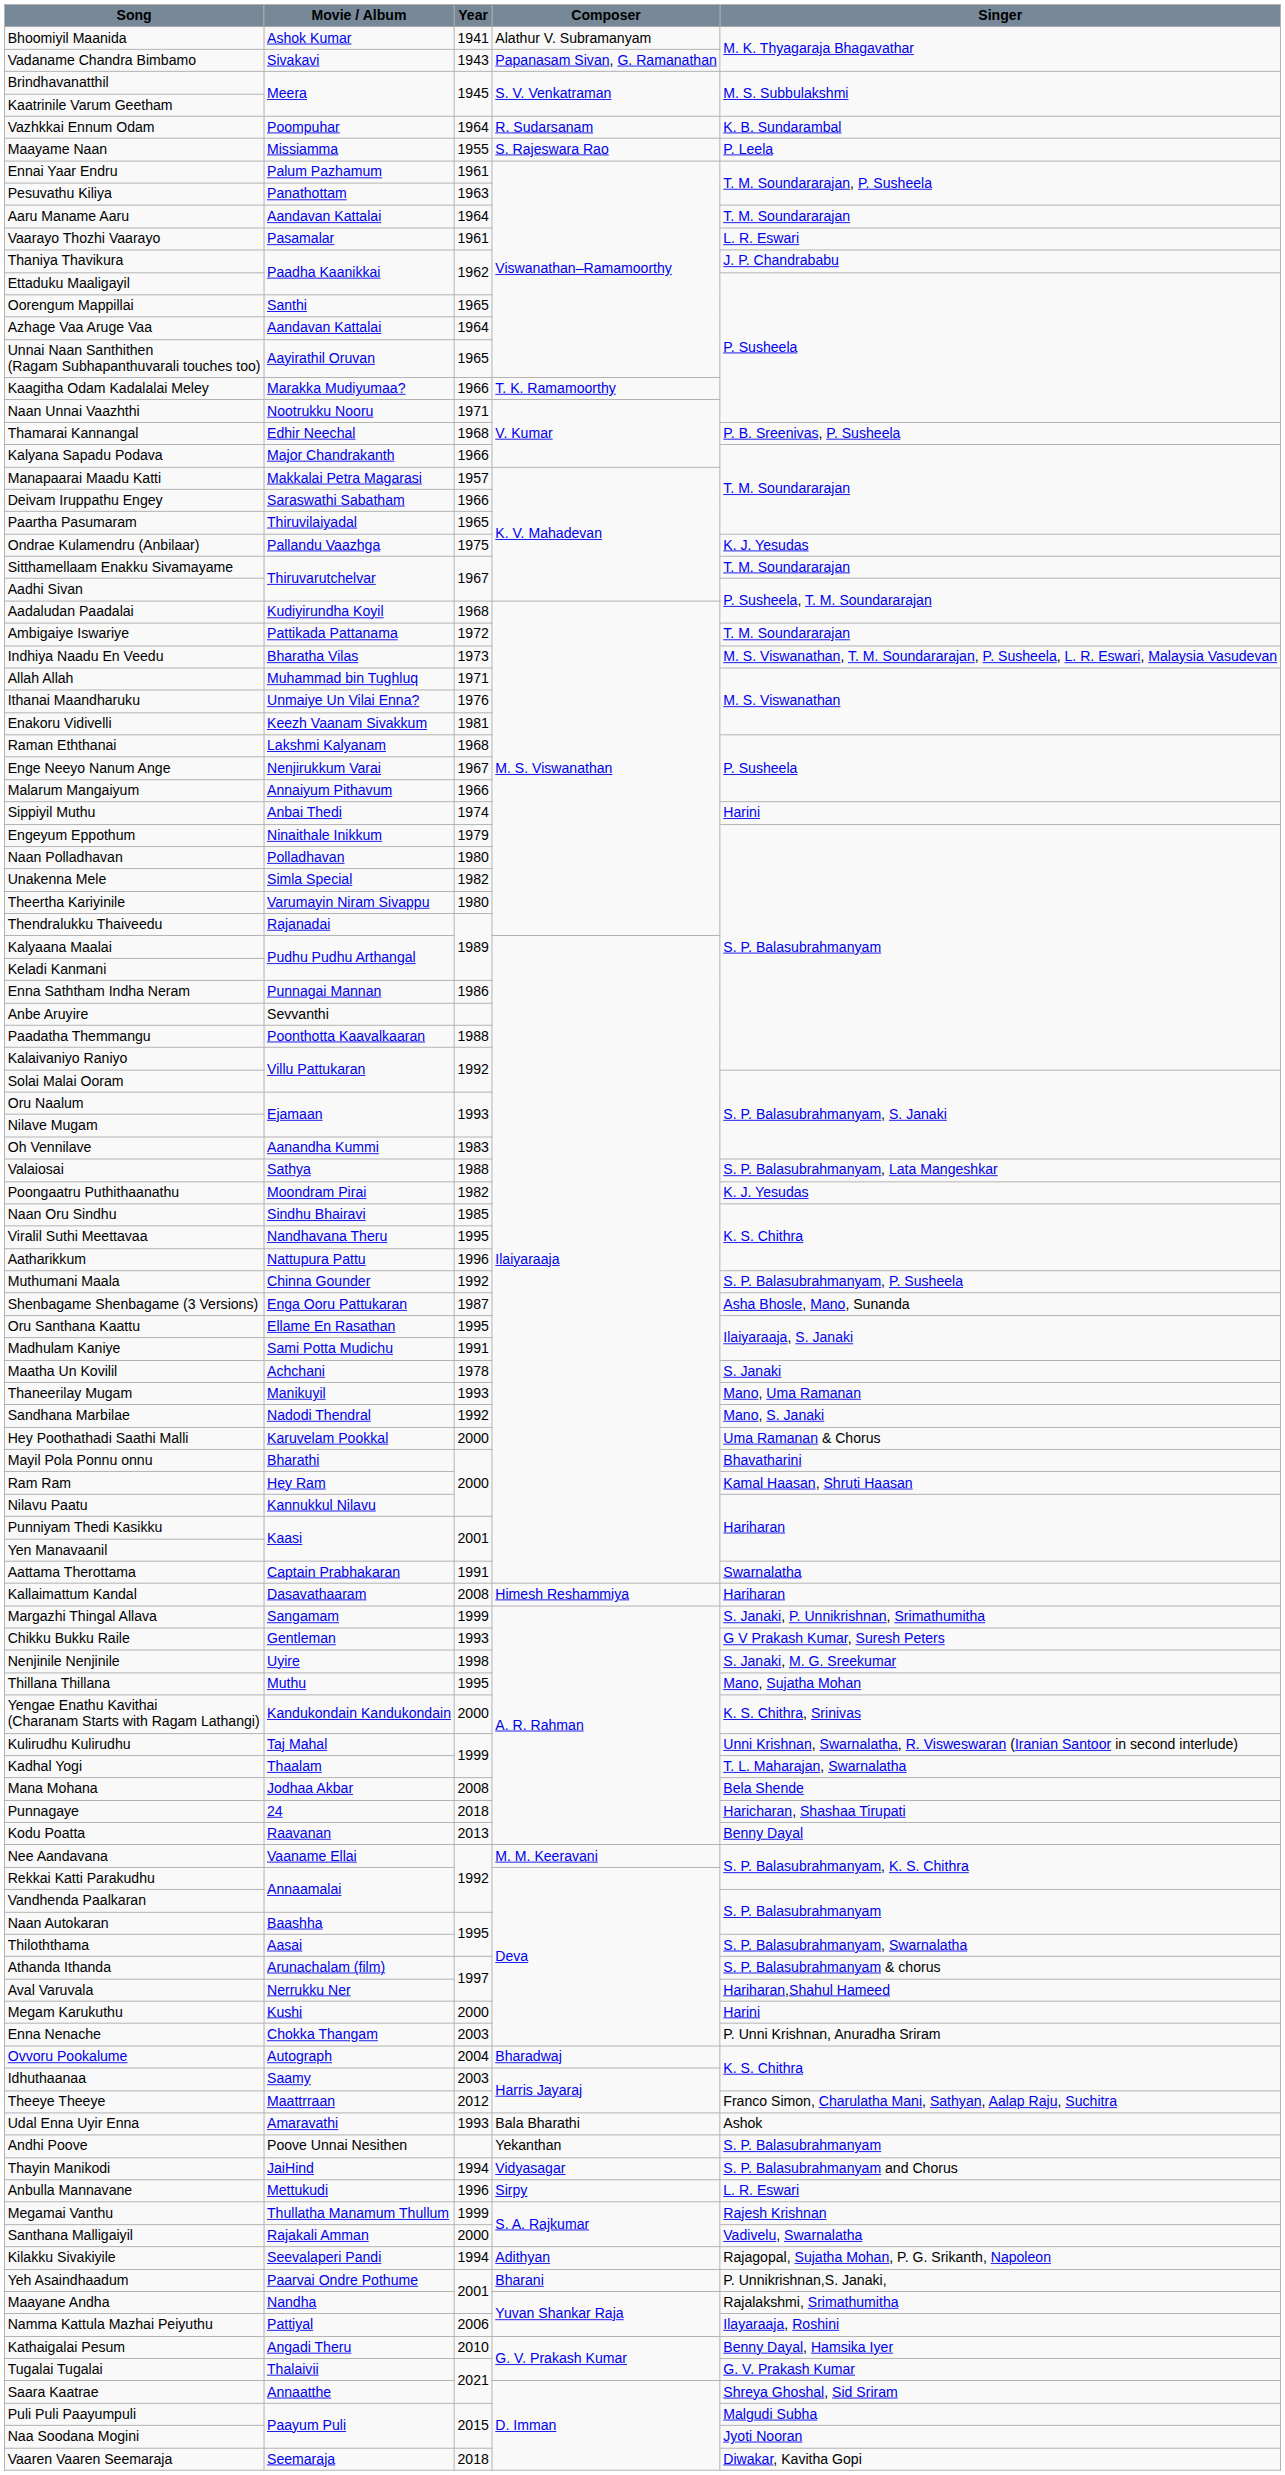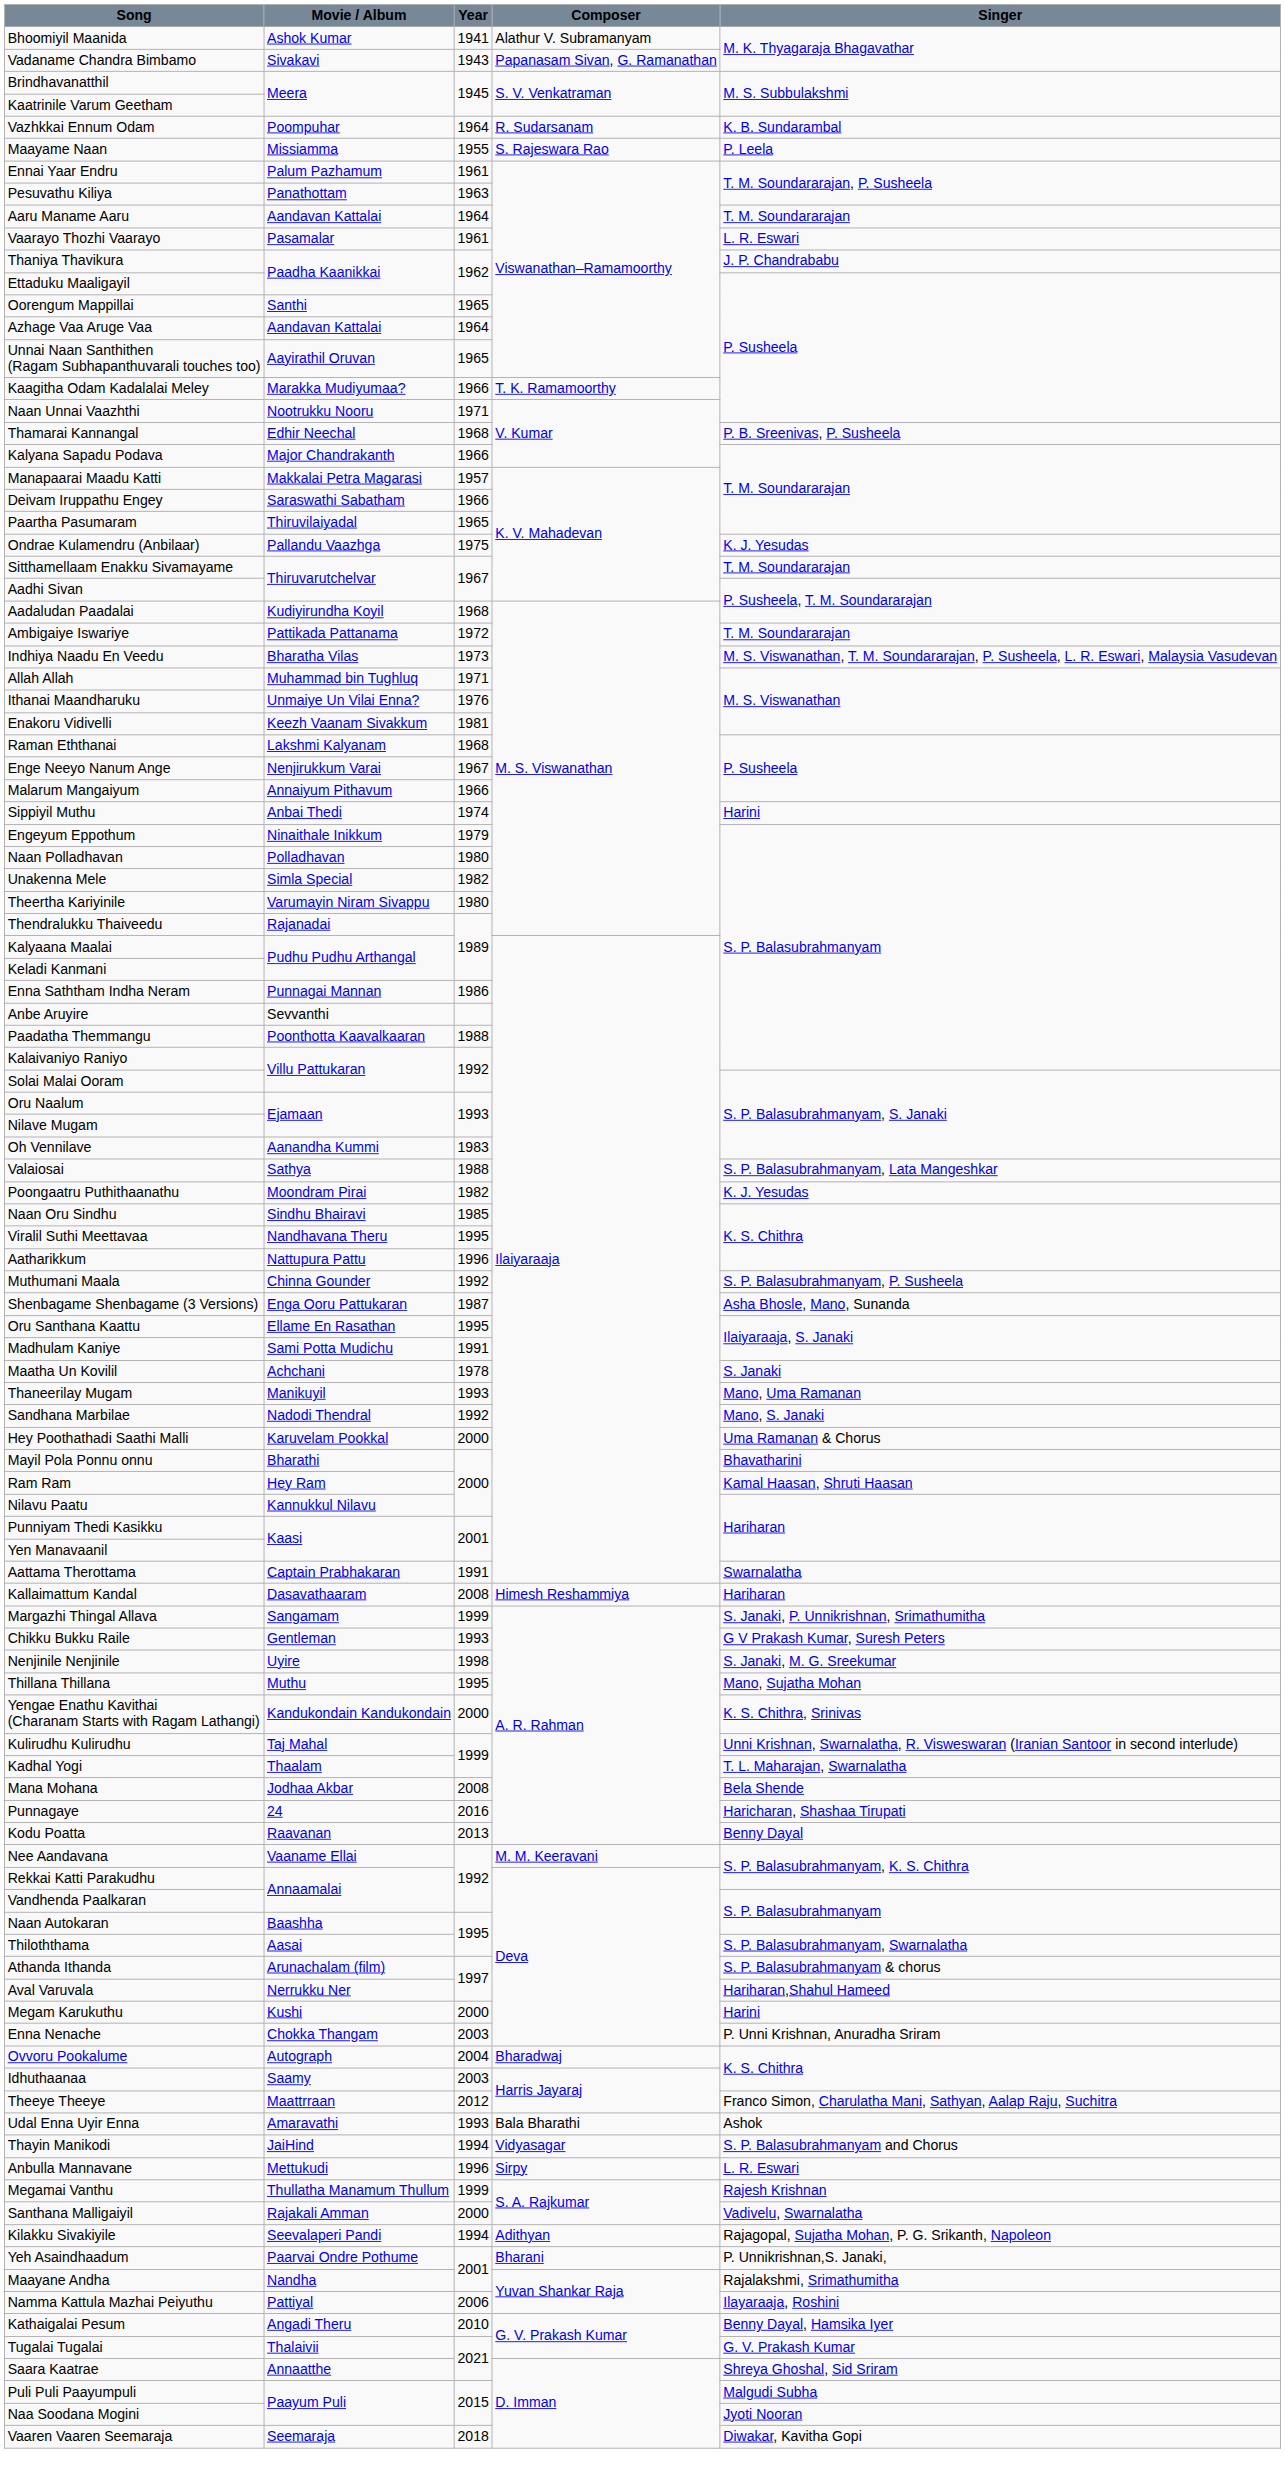(473, 1811) 2018 -> (473, 1811) 2016
- row: (48, 2146)
